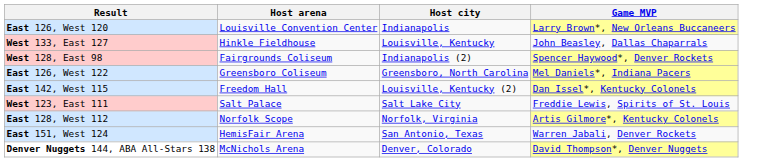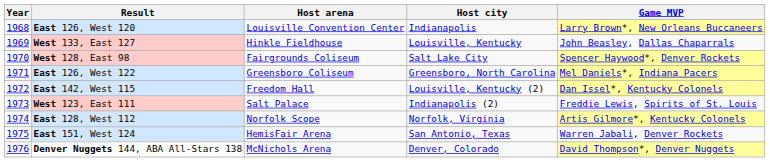+ column: (18, 12)
(427, 58) Indianapolis (2) -> (448, 58) Salt Lake City
(421, 104) Salt Lake City -> (454, 104) Indianapolis (2)
